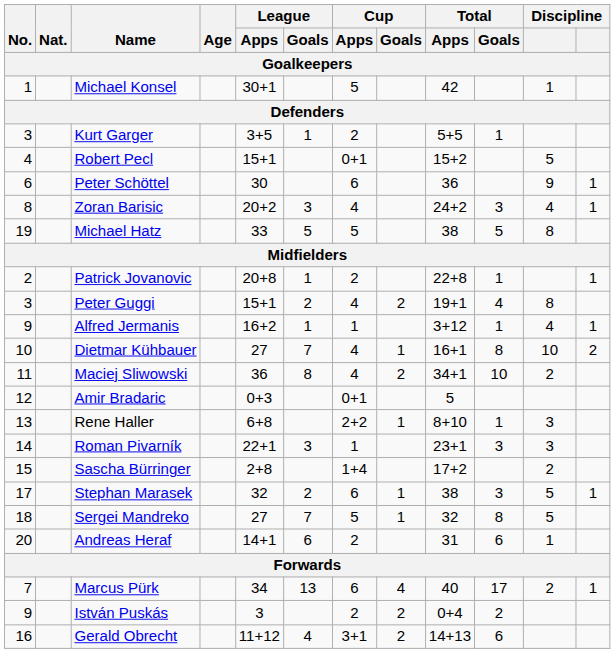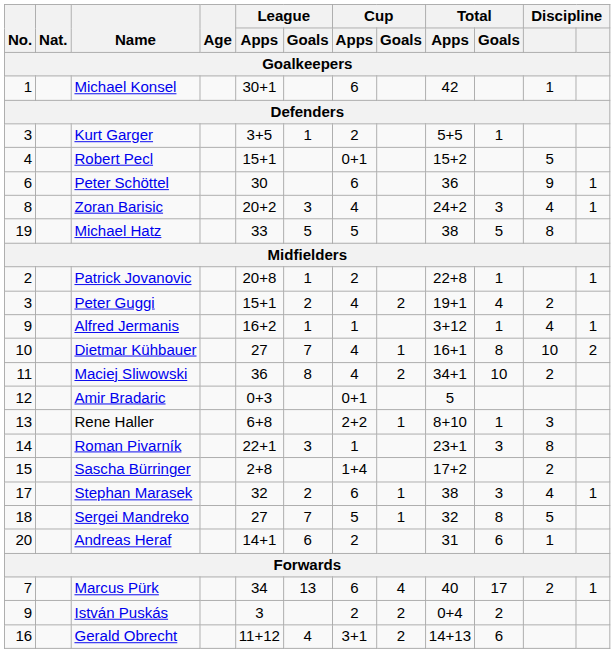(354, 87) 5 -> (354, 87) 6
(550, 302) 8 -> (550, 302) 2
(550, 445) 3 -> (550, 445) 8
(550, 493) 5 -> (550, 493) 4
